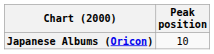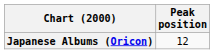(183, 41) 10 -> (183, 41) 12
